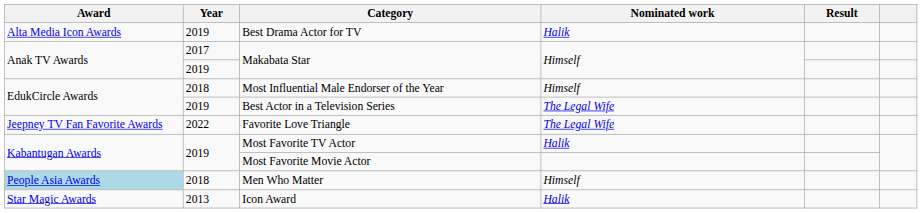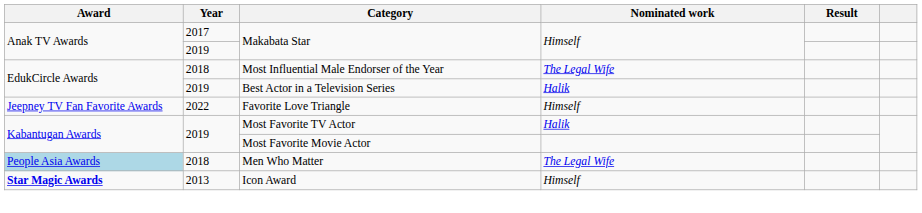- row: (198, 32)
(562, 87) Himself -> (579, 69) The Legal Wife
(579, 106) The Legal Wife -> (556, 87) Halik
(579, 124) The Legal Wife -> (562, 106) Himself
(562, 180) Himself -> (579, 161) The Legal Wife
(52, 198) normal -> (55, 180) bold
(556, 198) Halik -> (562, 180) Himself
